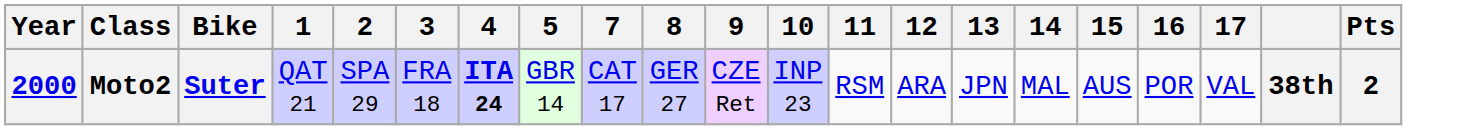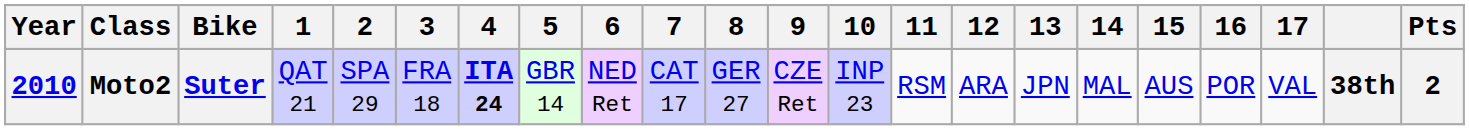+ column: (612, 27)
(44, 87) 2000 -> (44, 87) 2010
